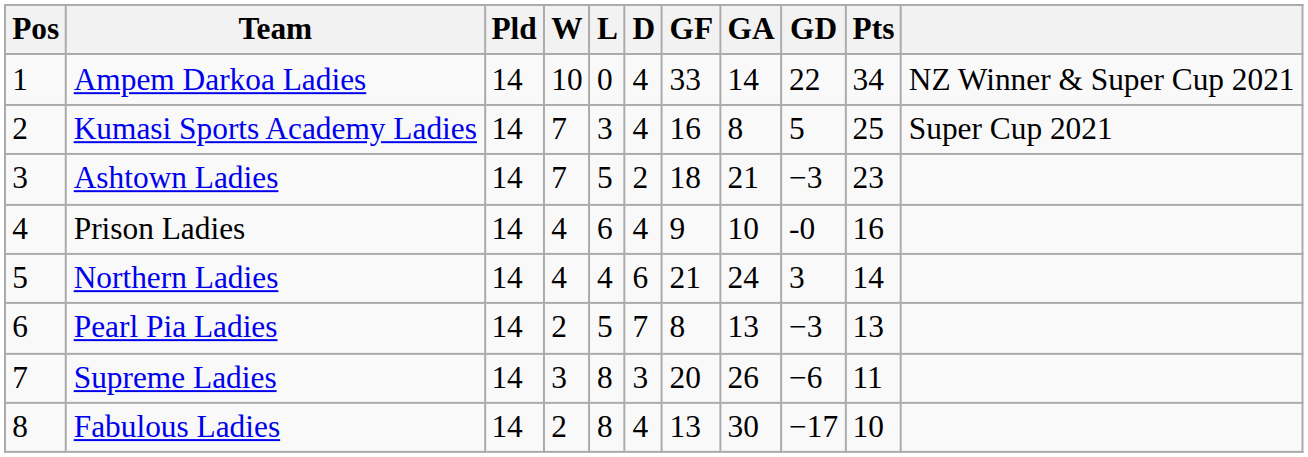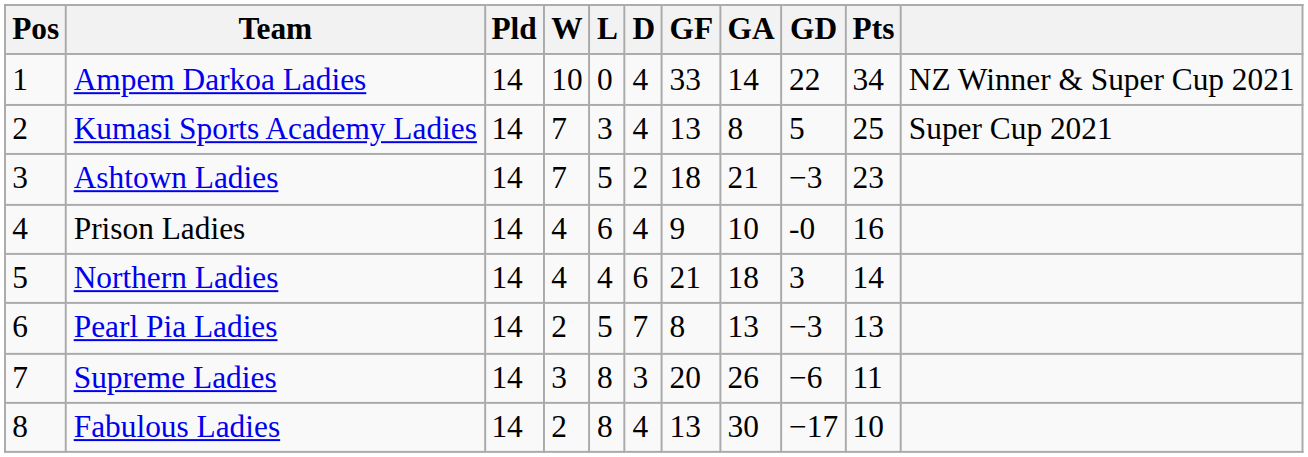(685, 128) 16 -> (685, 128) 13
(743, 278) 24 -> (743, 278) 18
